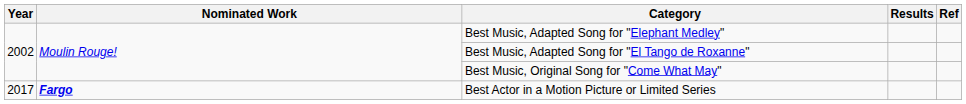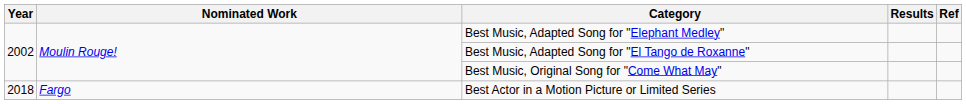(20, 90) 2017 -> (20, 90) 2018
(56, 90) bold -> (55, 90) normal
